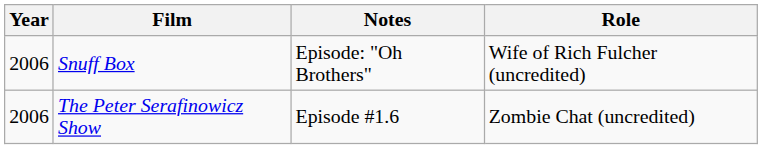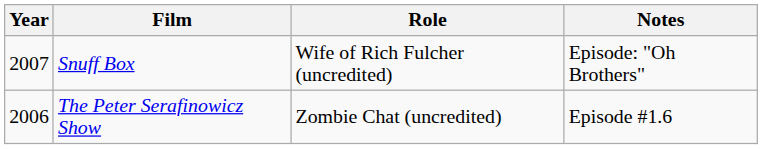columns swapped: (621, 20) <-> (388, 20)
(29, 62) 2006 -> (29, 62) 2007
